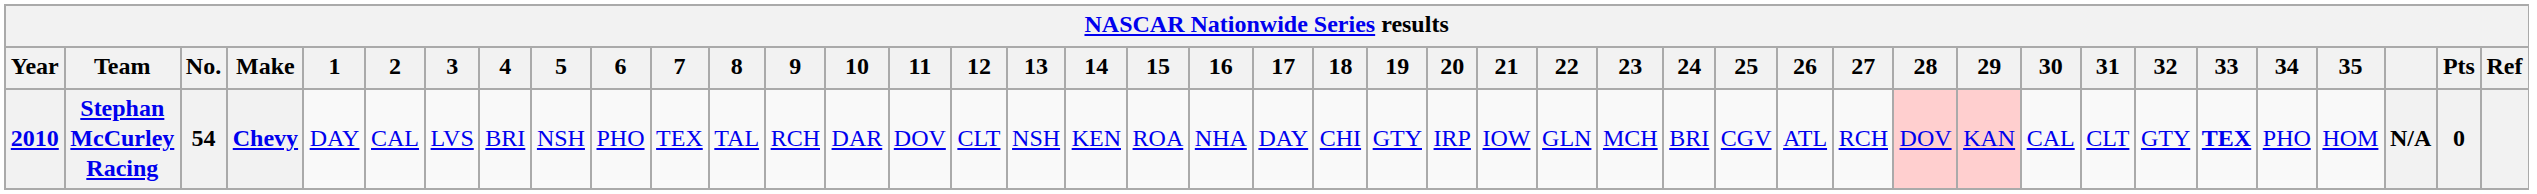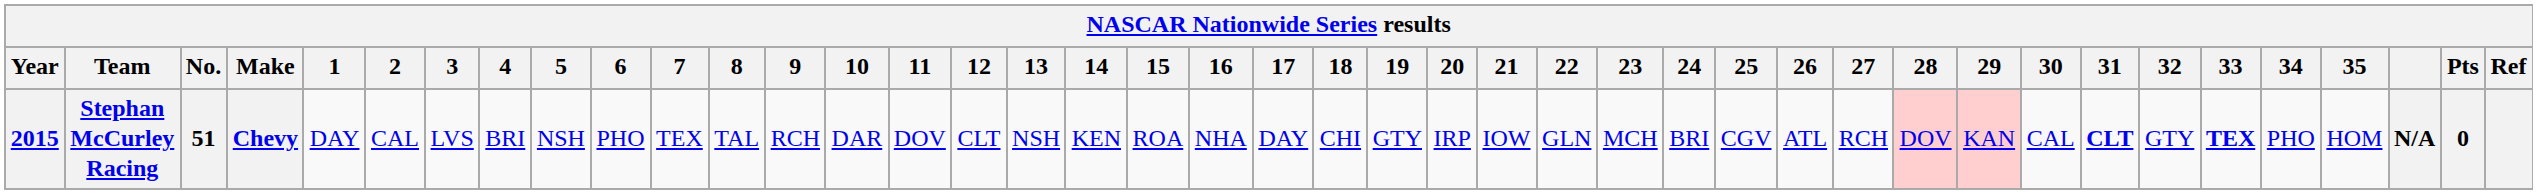(35, 138) 2010 -> (35, 138) 2015
(204, 138) 54 -> (204, 138) 51
(2108, 138) normal -> (2110, 138) bold
